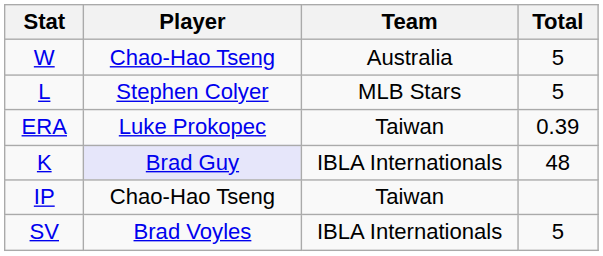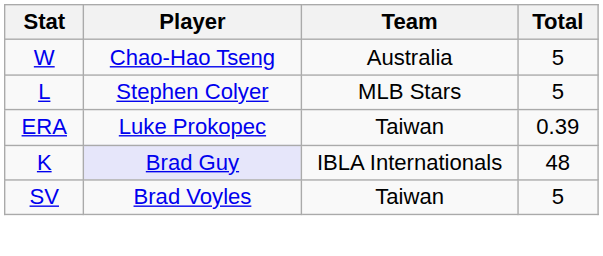- row: (44, 197)
(410, 232) IBLA Internationals -> (410, 197) Taiwan
